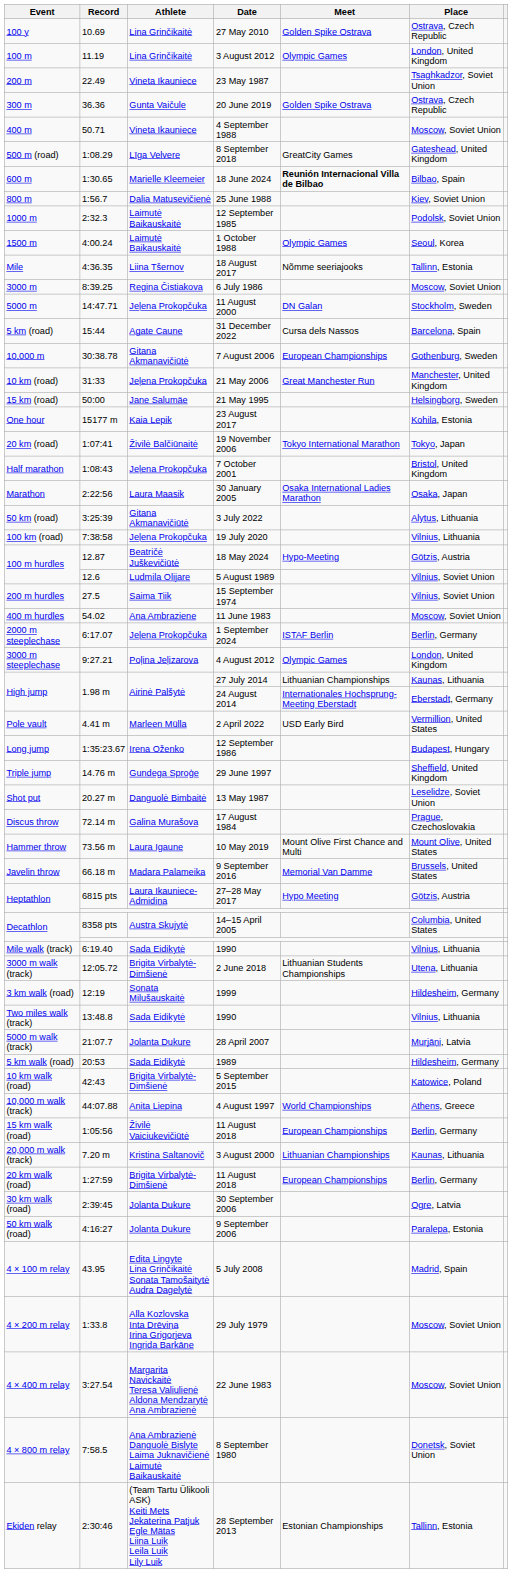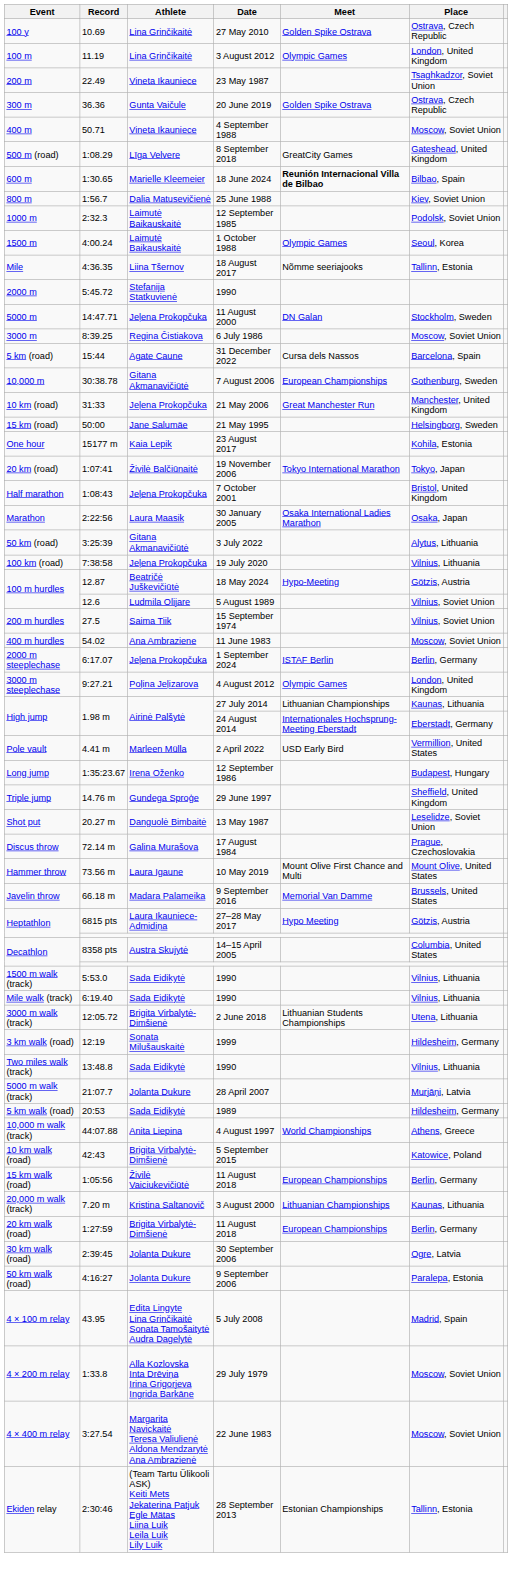+ row: (22, 292)
rows swapped: (22, 287) <-> (22, 306)
+ row: (32, 978)
rows swapped: (36, 1106) <-> (29, 1081)
- row: (38, 1450)
